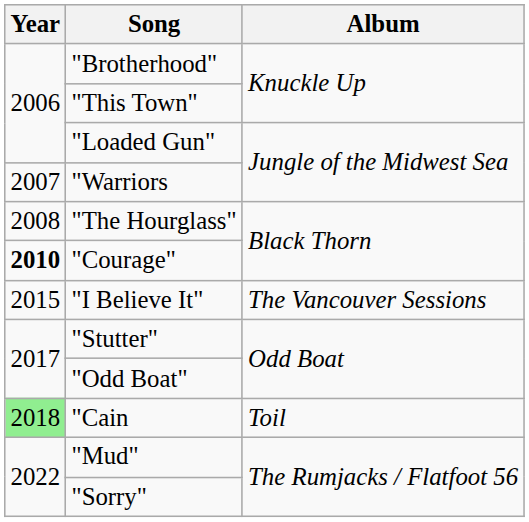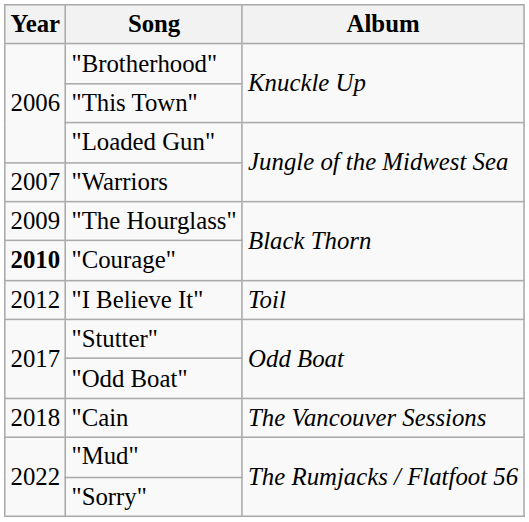(35, 220) 2008 -> (35, 220) 2009
(35, 299) 2015 -> (35, 299) 2012
(367, 299) The Vancouver Sessions -> (267, 299) Toil
(35, 417) lightgreen background -> (35, 417) no background
(267, 417) Toil -> (367, 417) The Vancouver Sessions
